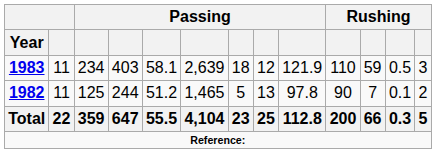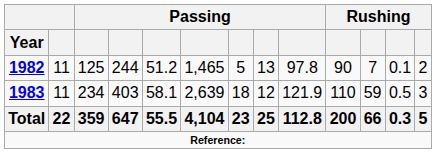rows swapped: (27, 93) <-> (27, 67)
